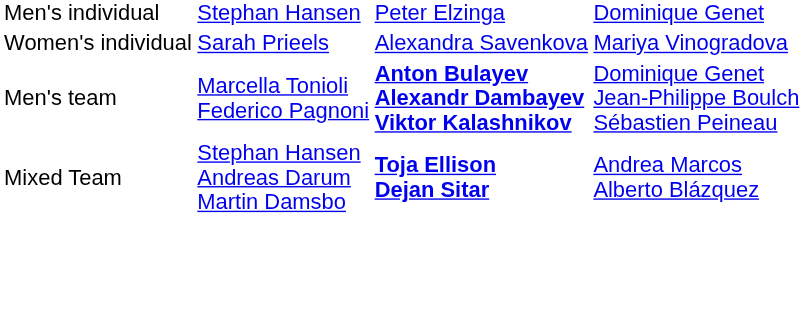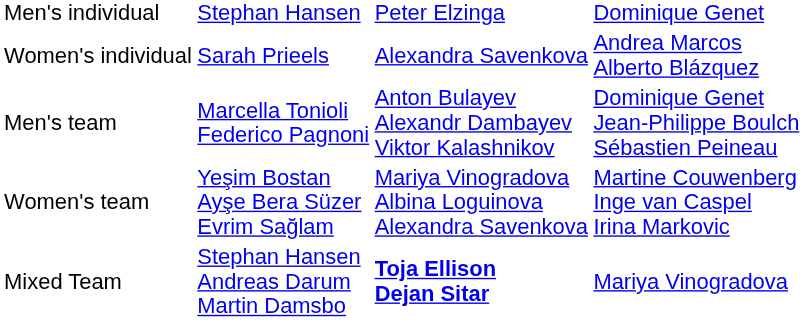(691, 43) Mariya Vinogradova -> (676, 55) Andrea Marcos Alberto Blázquez
(479, 98) bold -> (473, 122) normal
+ row: (77, 202)
(676, 177) Andrea Marcos Alberto Blázquez -> (691, 281) Mariya Vinogradova
